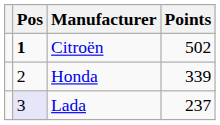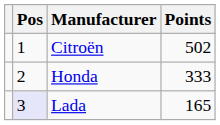(21, 47) bold -> (21, 47) normal
(198, 76) 339 -> (198, 76) 333
(198, 105) 237 -> (198, 105) 165
